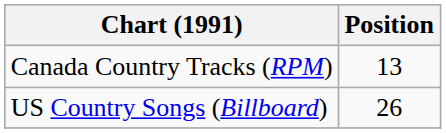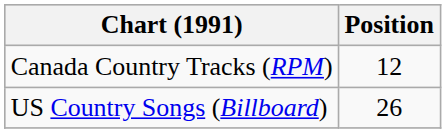(389, 66) 13 -> (389, 66) 12
